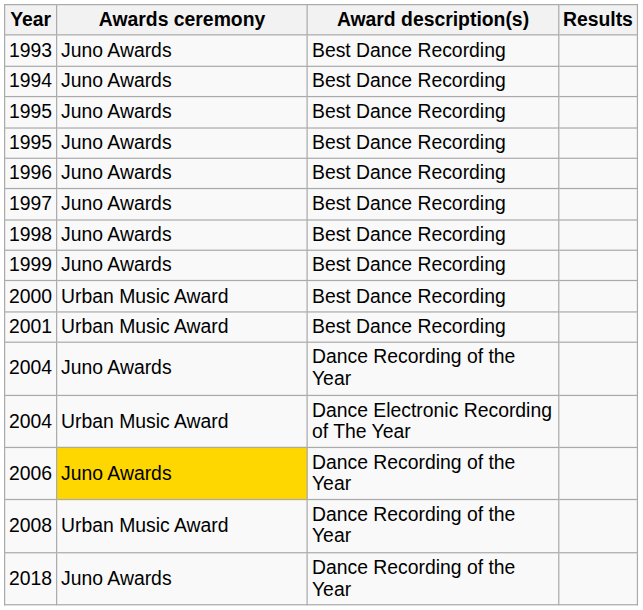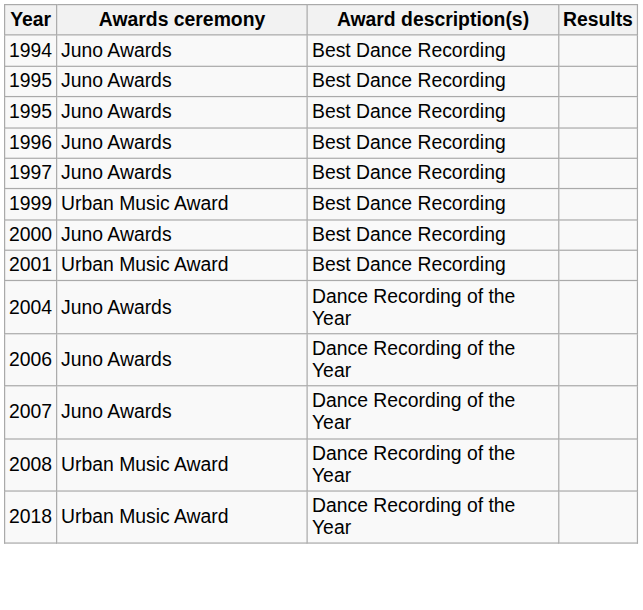- row: (31, 50)
- row: (31, 234)
(116, 265) Juno Awards -> (145, 204) Urban Music Award
(145, 296) Urban Music Award -> (116, 234) Juno Awards
- row: (31, 420)
(116, 473) gold background -> (116, 359) no background
+ row: (31, 412)
(116, 578) Juno Awards -> (145, 517) Urban Music Award
